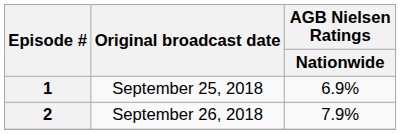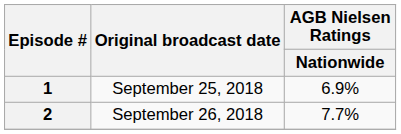(340, 115) 7.9% -> (340, 115) 7.7%
